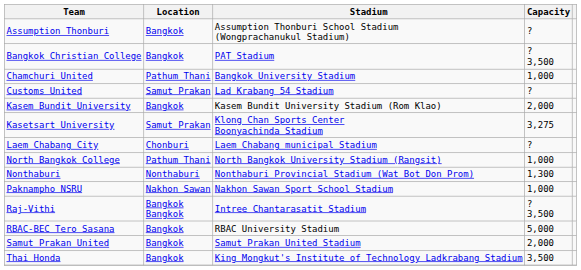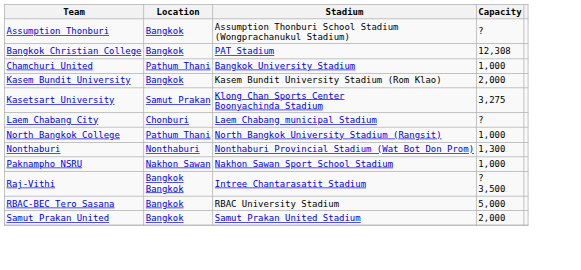(540, 56) ? 3,500 -> (495, 51) 12,308
- row: (44, 91)
- row: (33, 258)
